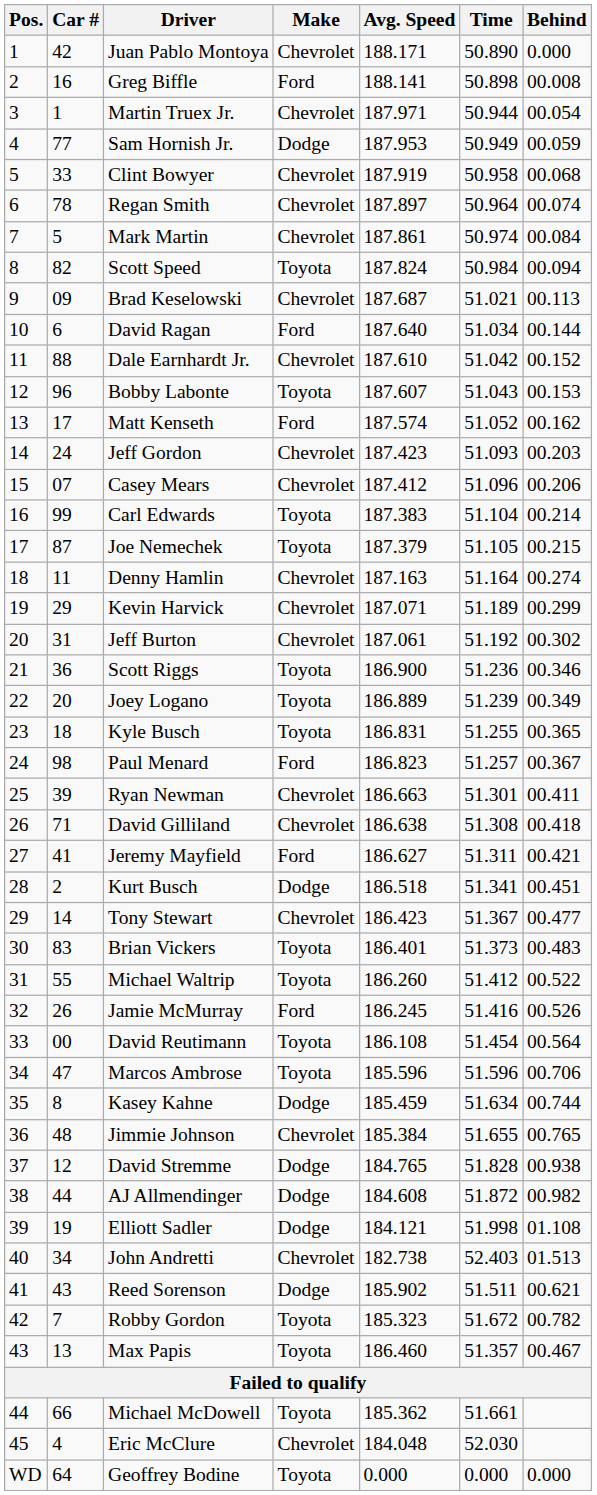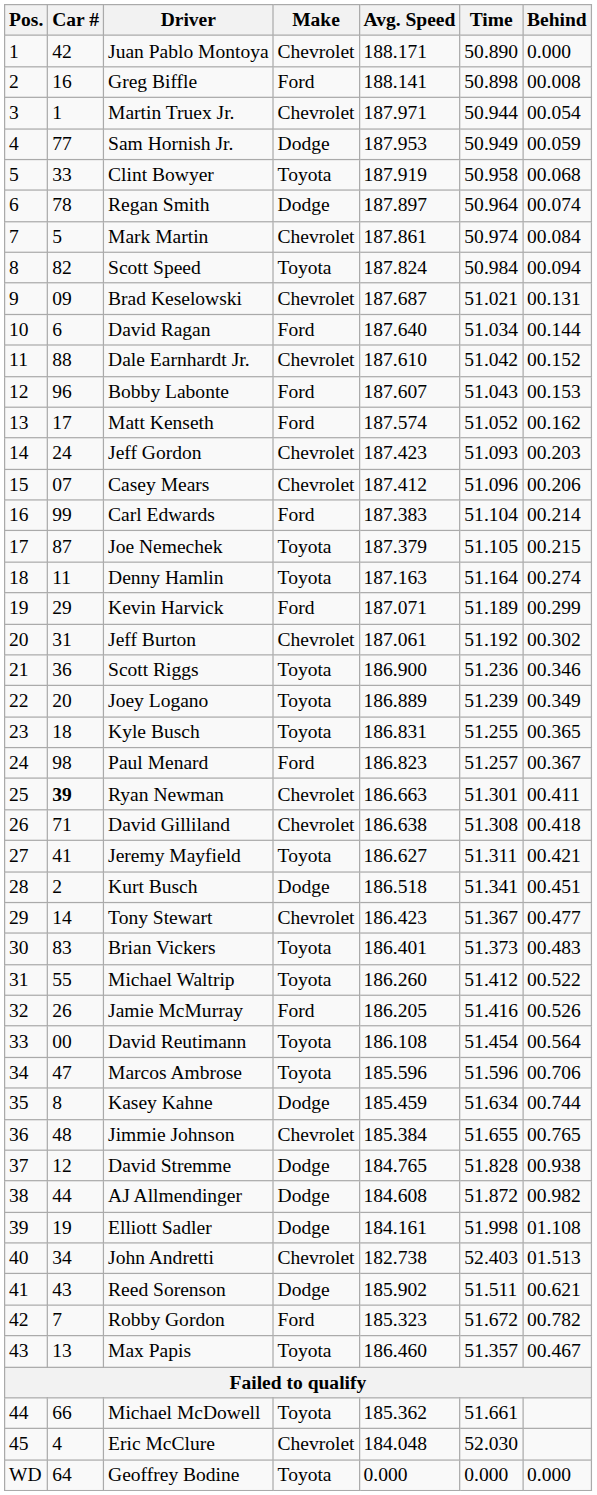(316, 174) Chevrolet -> (305, 174) Toyota
(316, 205) Chevrolet -> (304, 205) Dodge
(554, 298) 00.113 -> (554, 298) 00.131
(305, 391) Toyota -> (296, 391) Ford
(305, 515) Toyota -> (296, 515) Ford
(316, 577) Chevrolet -> (305, 577) Toyota
(316, 608) Chevrolet -> (296, 608) Ford
(62, 793) normal -> (62, 793) bold
(296, 855) Ford -> (305, 855) Toyota
(395, 1010) 186.245 -> (395, 1010) 186.205
(395, 1227) 184.121 -> (395, 1227) 184.161
(305, 1320) Toyota -> (296, 1320) Ford
